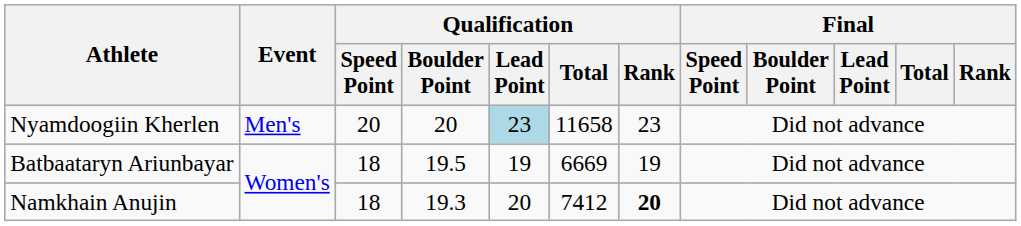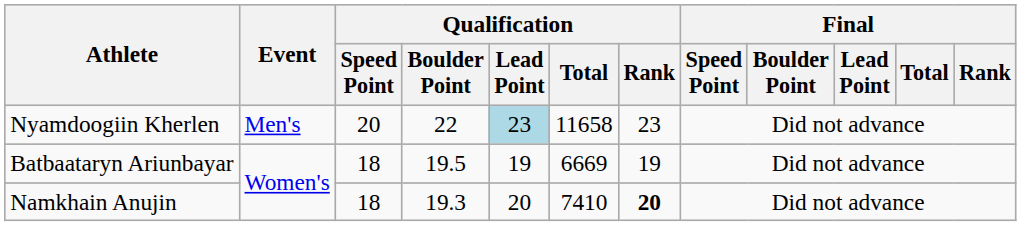(446, 124) 20 -> (446, 124) 22
(584, 201) 7412 -> (584, 201) 7410
